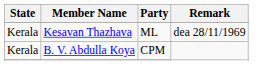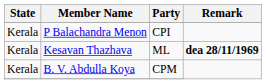+ row: (95, 32)
(210, 32) normal -> (222, 50) bold
